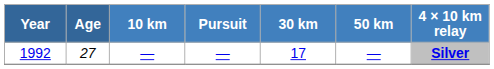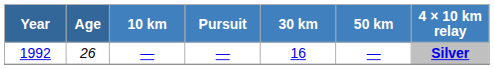(88, 53) 27 -> (88, 53) 26
(298, 53) 17 -> (298, 53) 16
